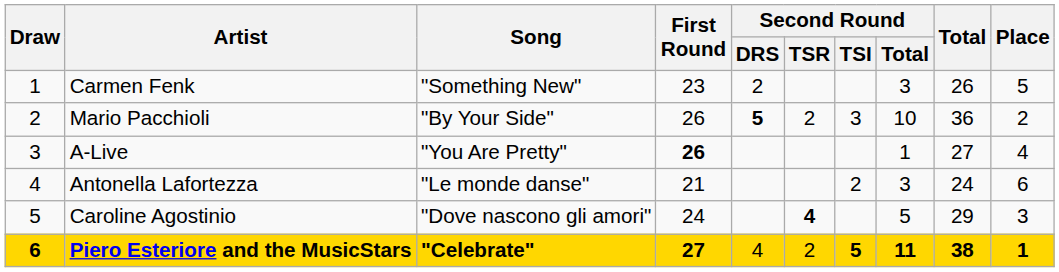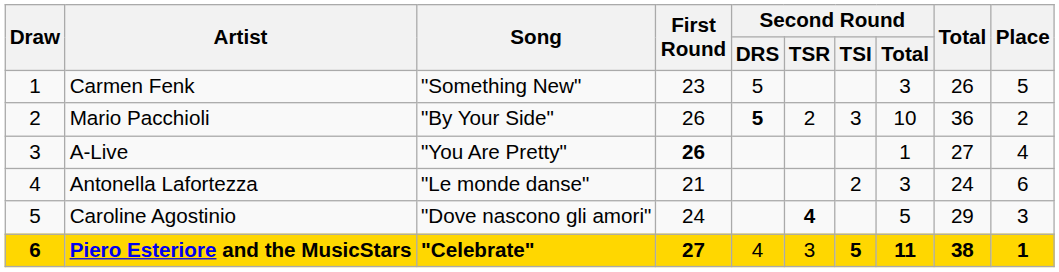(757, 86) 2 -> (757, 86) 5
(809, 250) 2 -> (809, 250) 3
